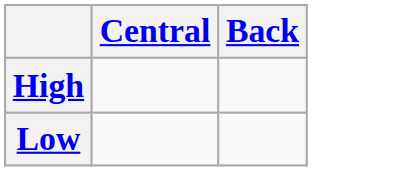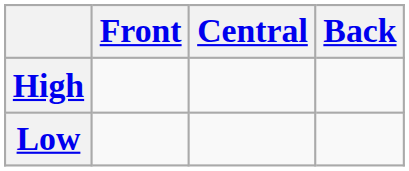+ column: (141, 31)
